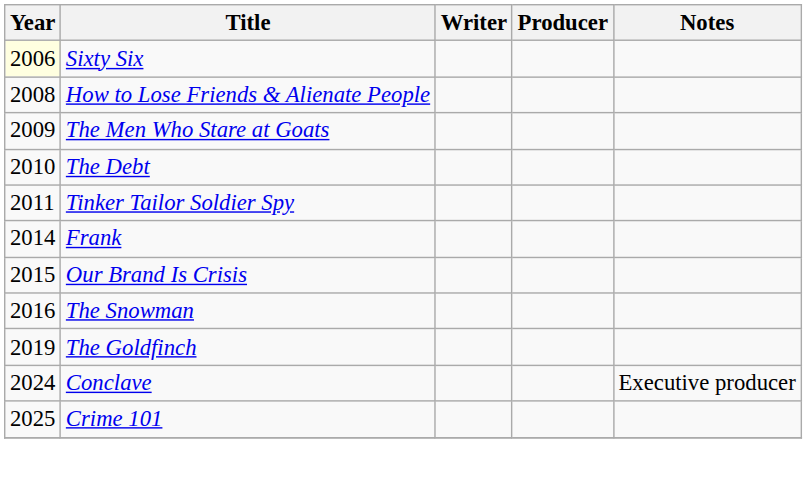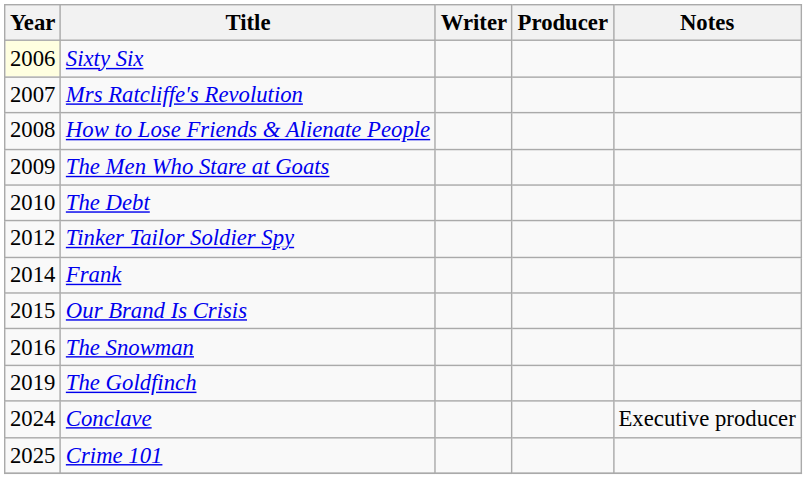+ row: (184, 94)
(32, 202) 2011 -> (33, 238) 2012
